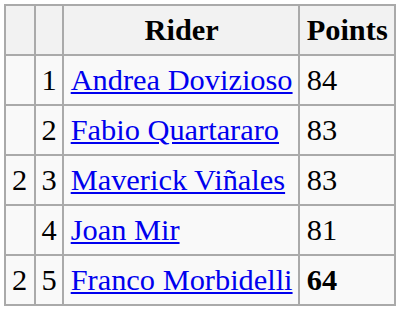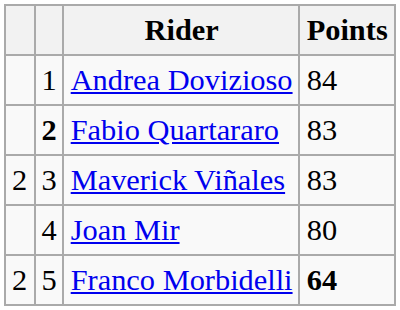(49, 130) normal -> (49, 130) bold
(322, 230) 81 -> (322, 230) 80
